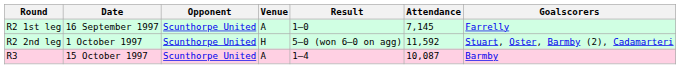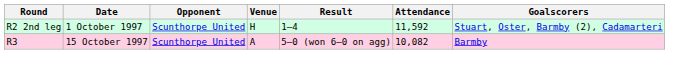- row: (34, 27)
(347, 41) 5–0 (won 6–0 on agg) -> (290, 27) 1–4
(301, 56) 1–4 -> (336, 41) 5–0 (won 6–0 on agg)
(423, 56) 10,087 -> (412, 41) 10,082
